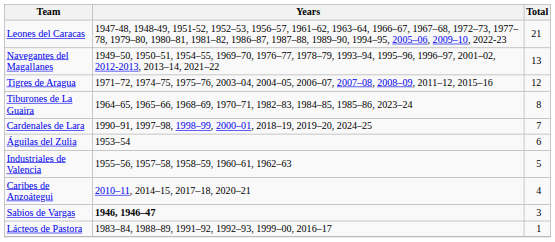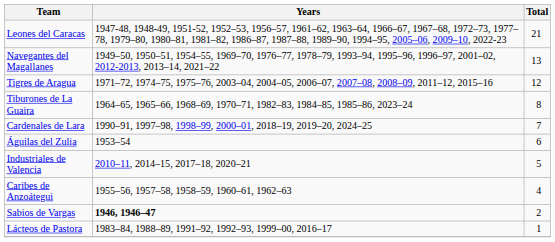(193, 164) 1955–56, 1957–58, 1958–59, 1960–61, 1962–63 -> (173, 164) 2010–11, 2014–15, 2017–18, 2020–21
(173, 191) 2010–11, 2014–15, 2017–18, 2020–21 -> (193, 191) 1955–56, 1957–58, 1958–59, 1960–61, 1962–63
(534, 213) 3 -> (534, 213) 2
